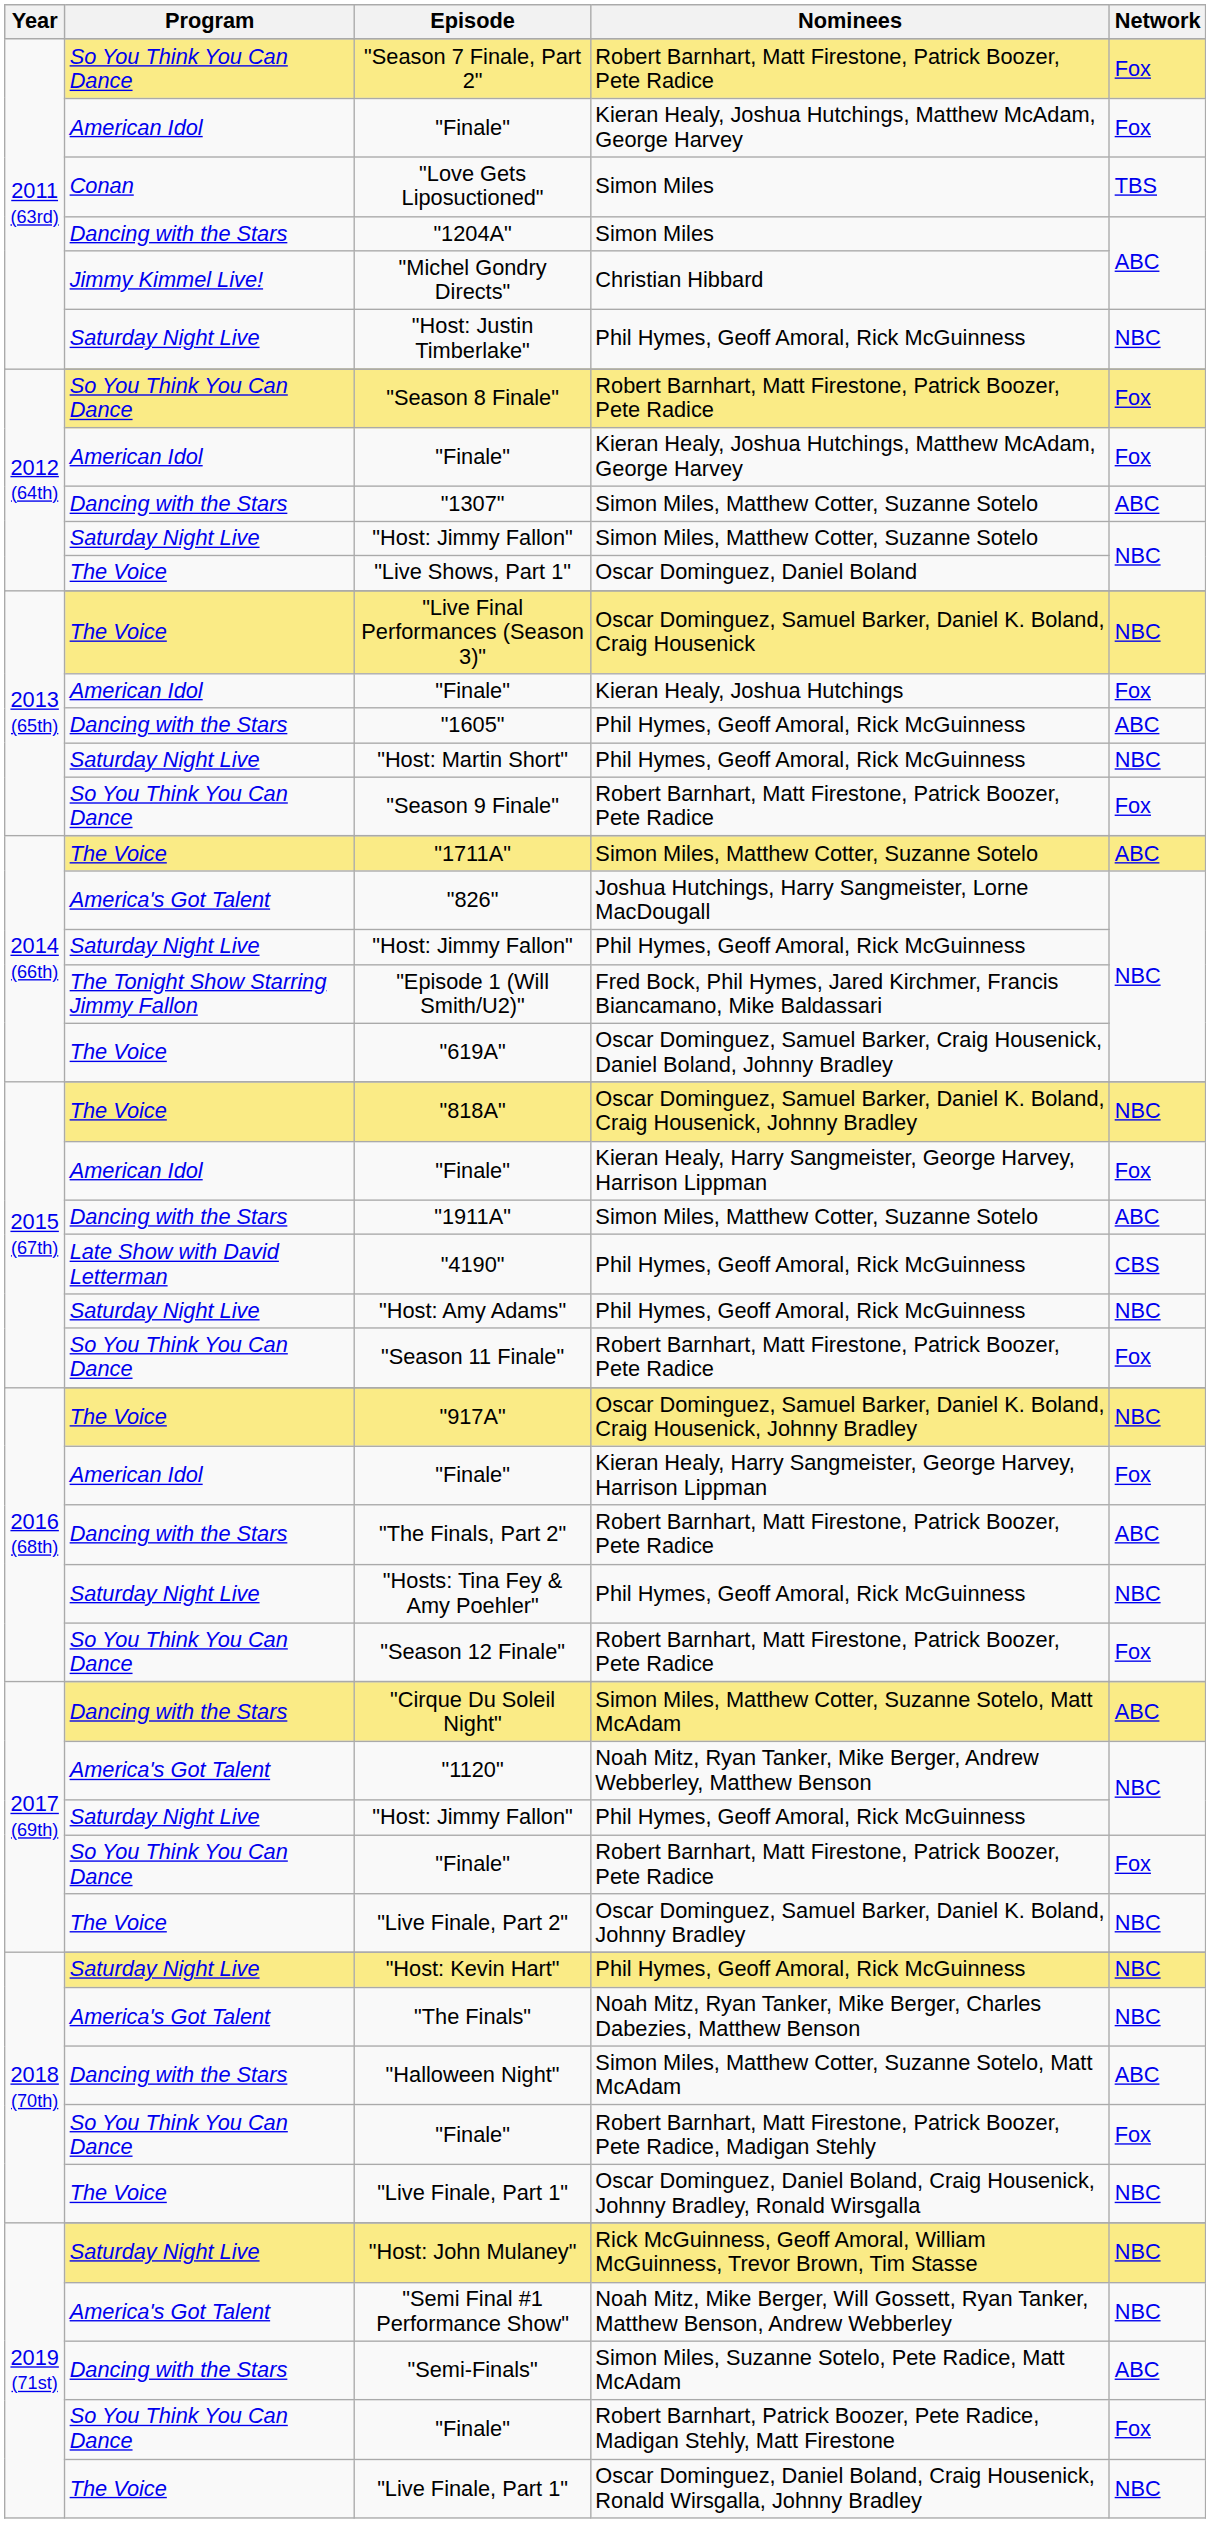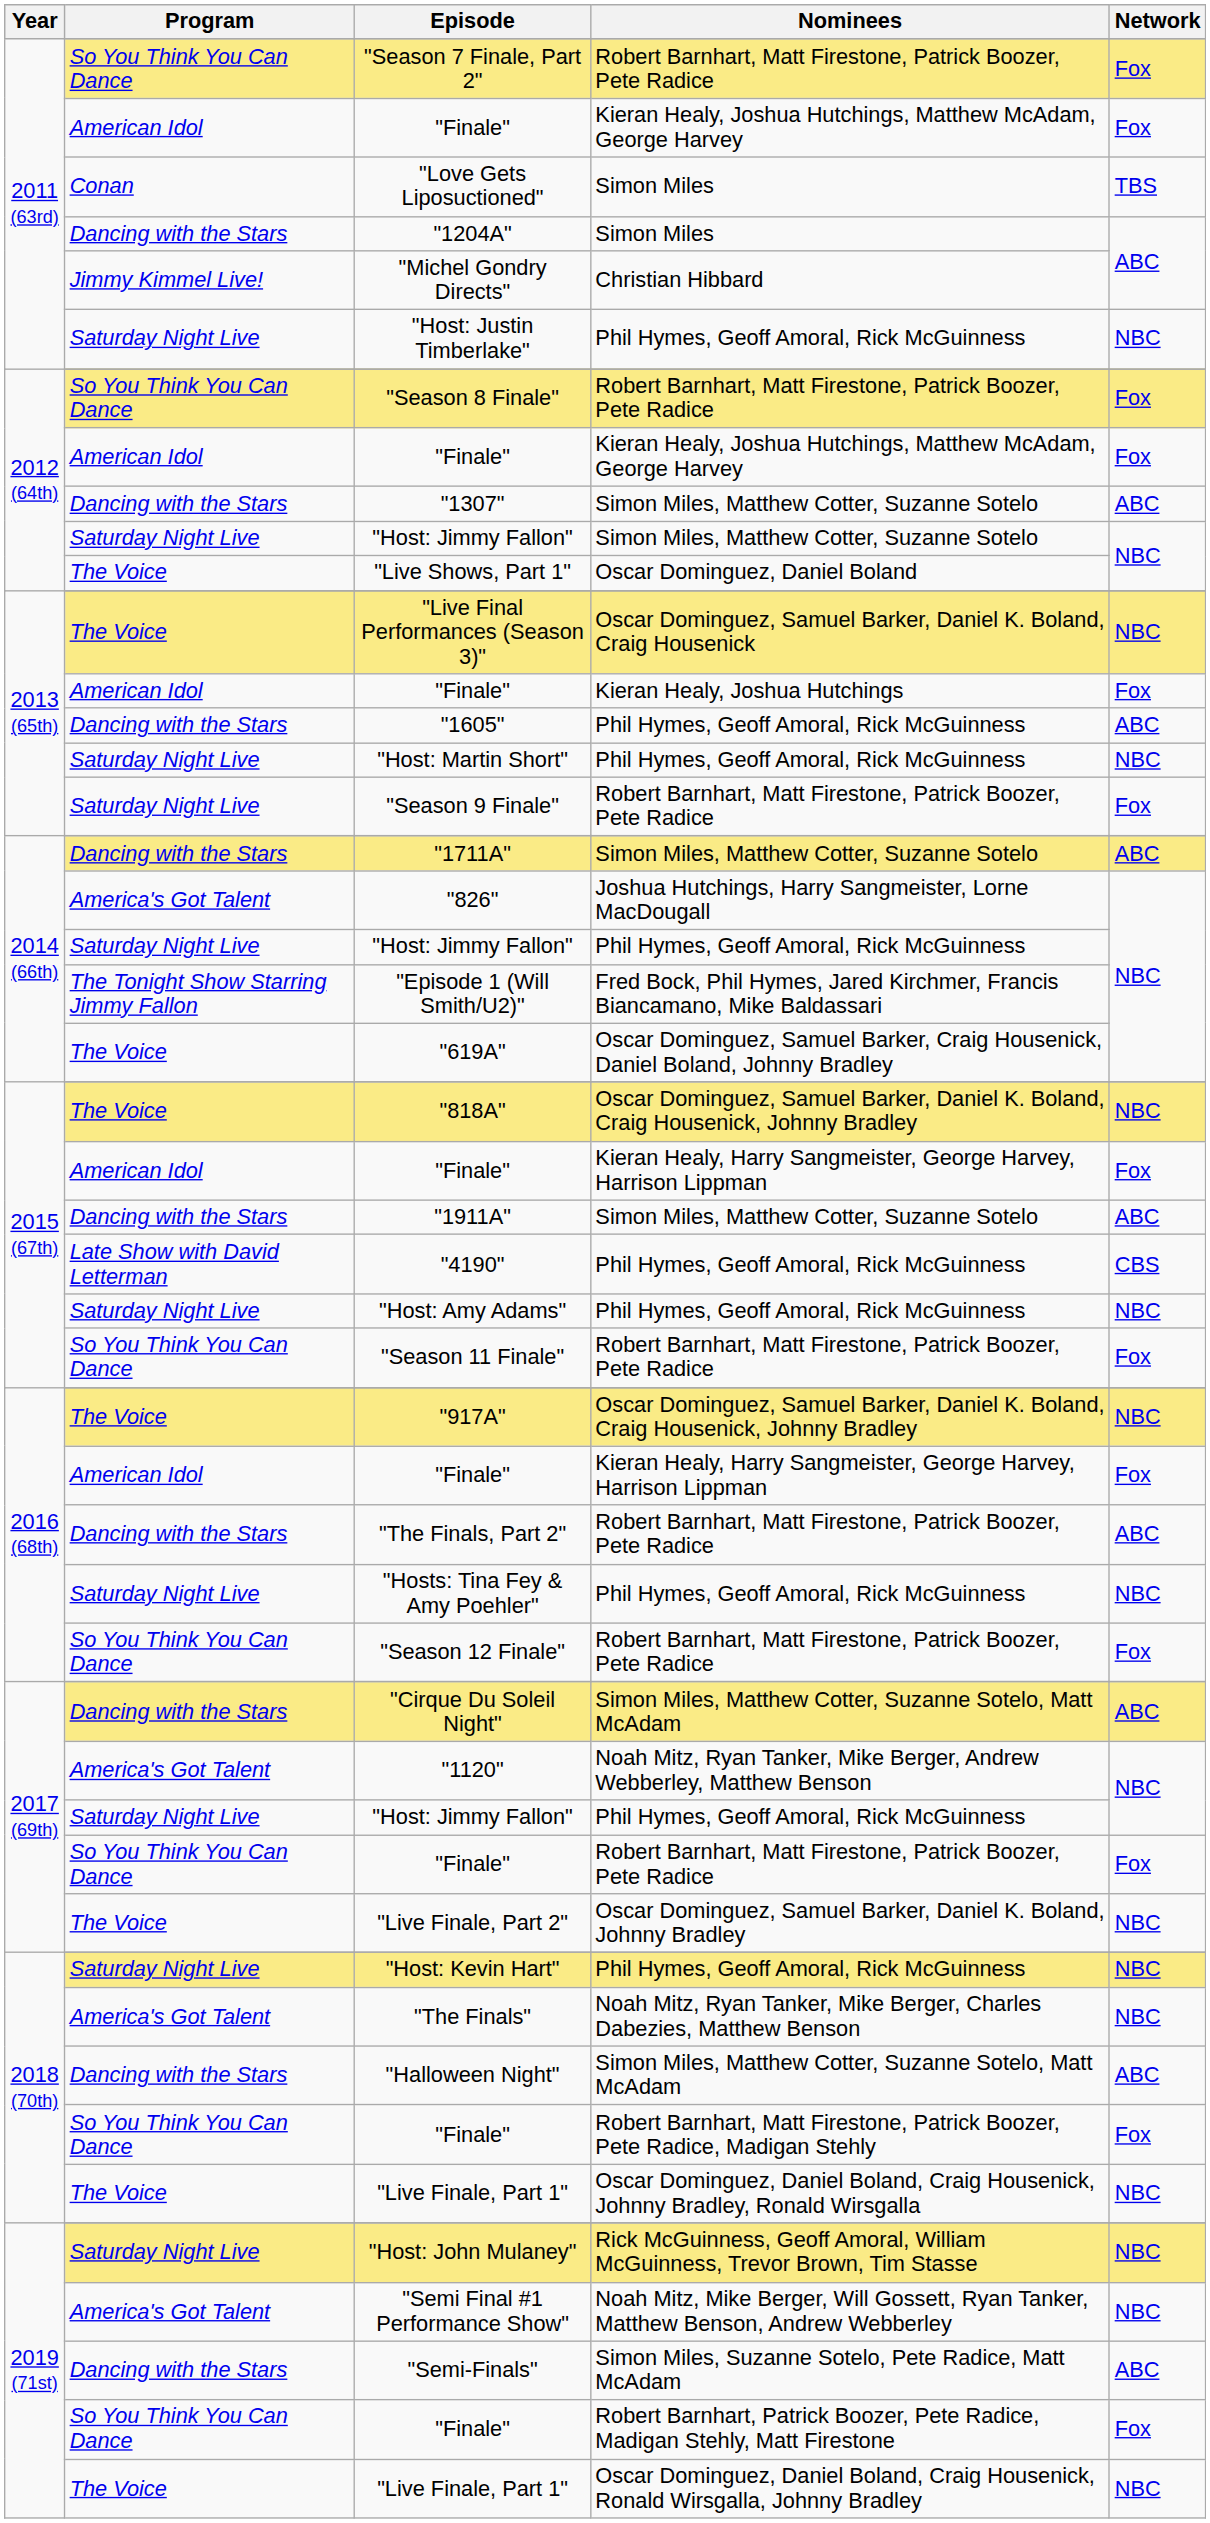(179, 806) So You Think You Can Dance -> (165, 806) Saturday Night Live
(118, 853) The Voice -> (178, 853) Dancing with the Stars
